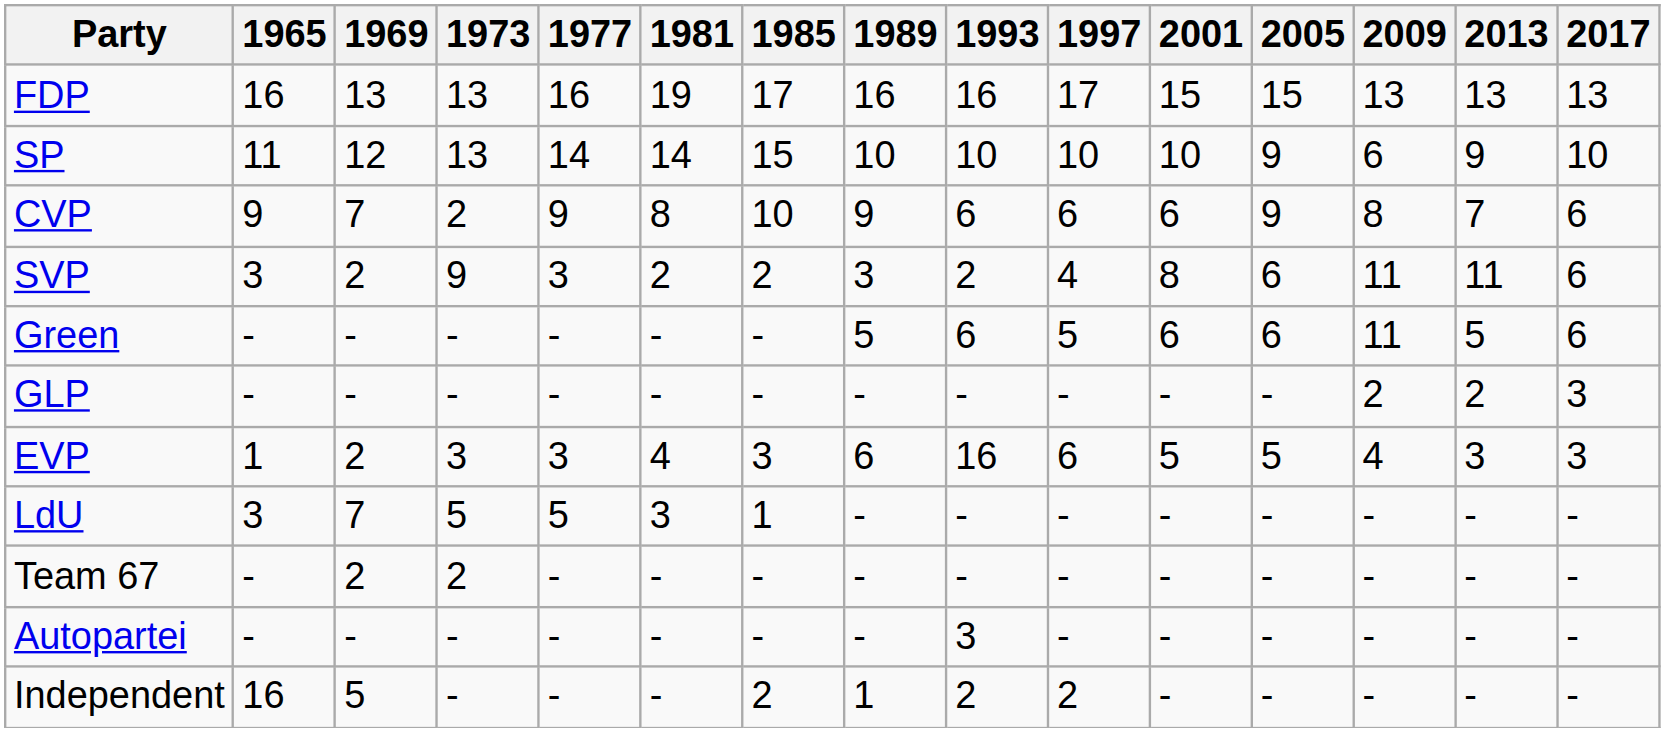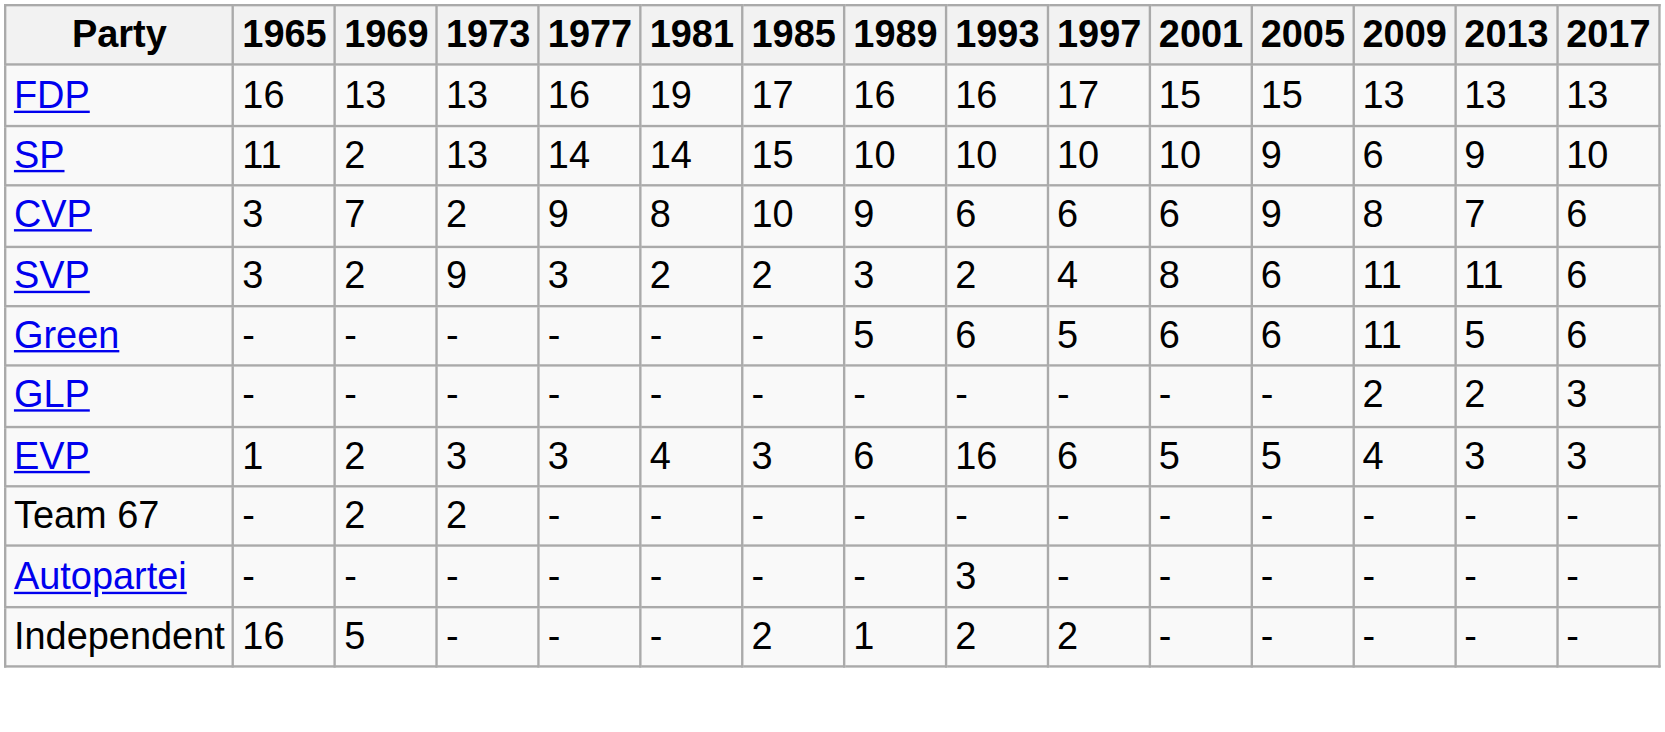(365, 154) 12 -> (355, 154) 2
(253, 214) 9 -> (253, 214) 3
- row: (49, 515)
